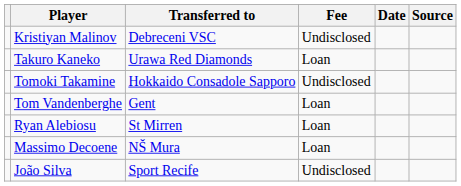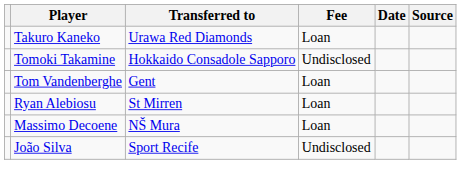- row: (65, 37)
